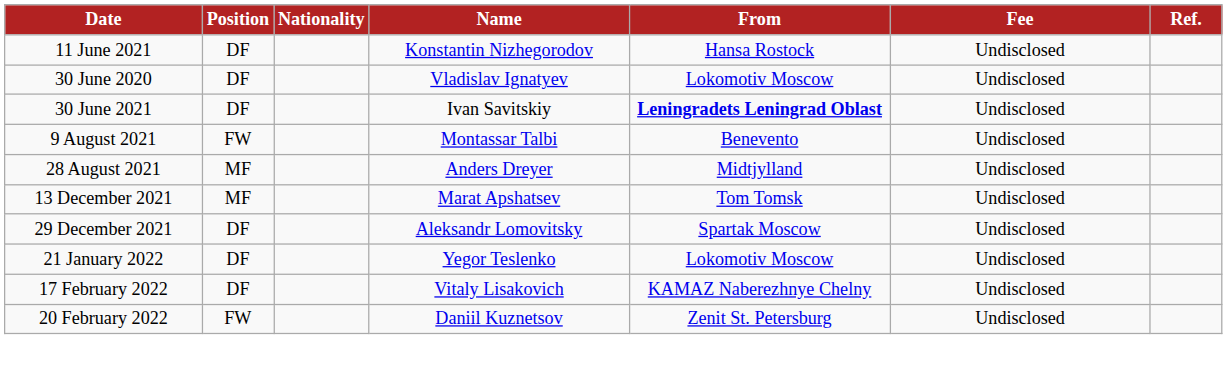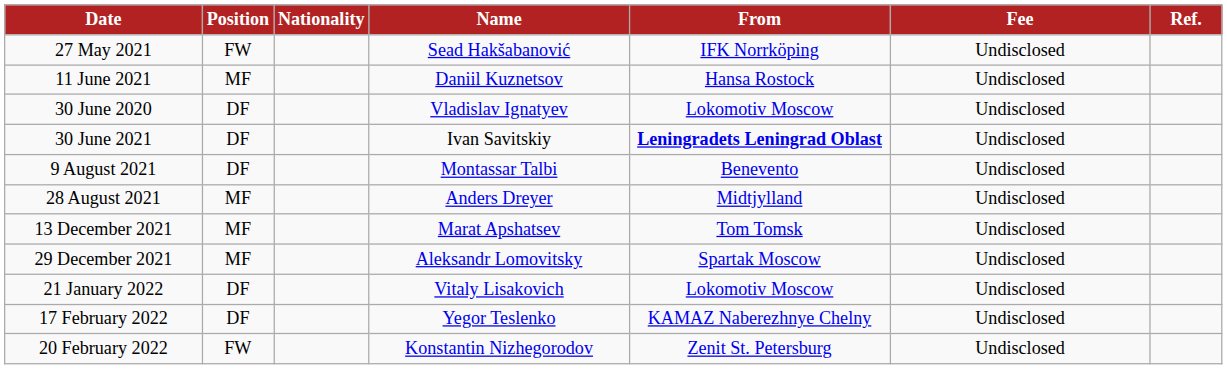+ row: (103, 49)
(238, 49) DF -> (238, 79) MF
(499, 49) Konstantin Nizhegorodov -> (499, 79) Daniil Kuznetsov
(238, 139) FW -> (238, 169) DF
(238, 229) DF -> (238, 259) MF
(499, 259) Yegor Teslenko -> (499, 289) Vitaly Lisakovich
(499, 289) Vitaly Lisakovich -> (499, 319) Yegor Teslenko
(499, 319) Daniil Kuznetsov -> (499, 349) Konstantin Nizhegorodov
